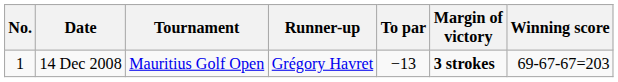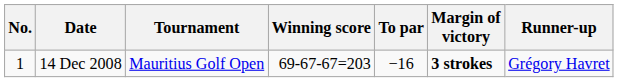columns swapped: (560, 27) <-> (322, 27)
(403, 63) −13 -> (401, 63) −16
